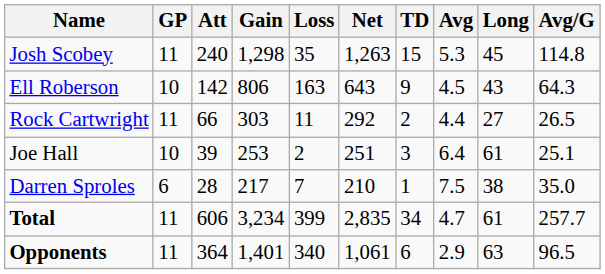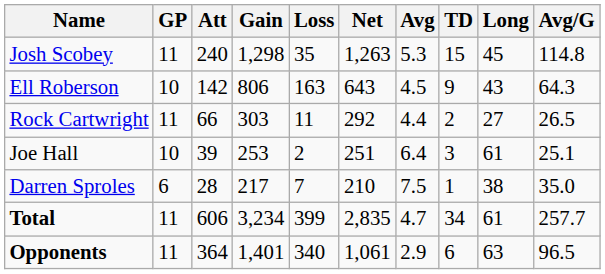columns swapped: (456, 20) <-> (415, 20)
